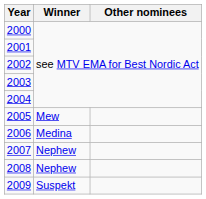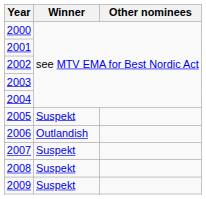(48, 116) Mew -> (56, 116) Suspekt
(54, 133) Medina -> (62, 133) Outlandish
(56, 151) Nephew -> (56, 151) Suspekt
(56, 168) Nephew -> (56, 168) Suspekt
